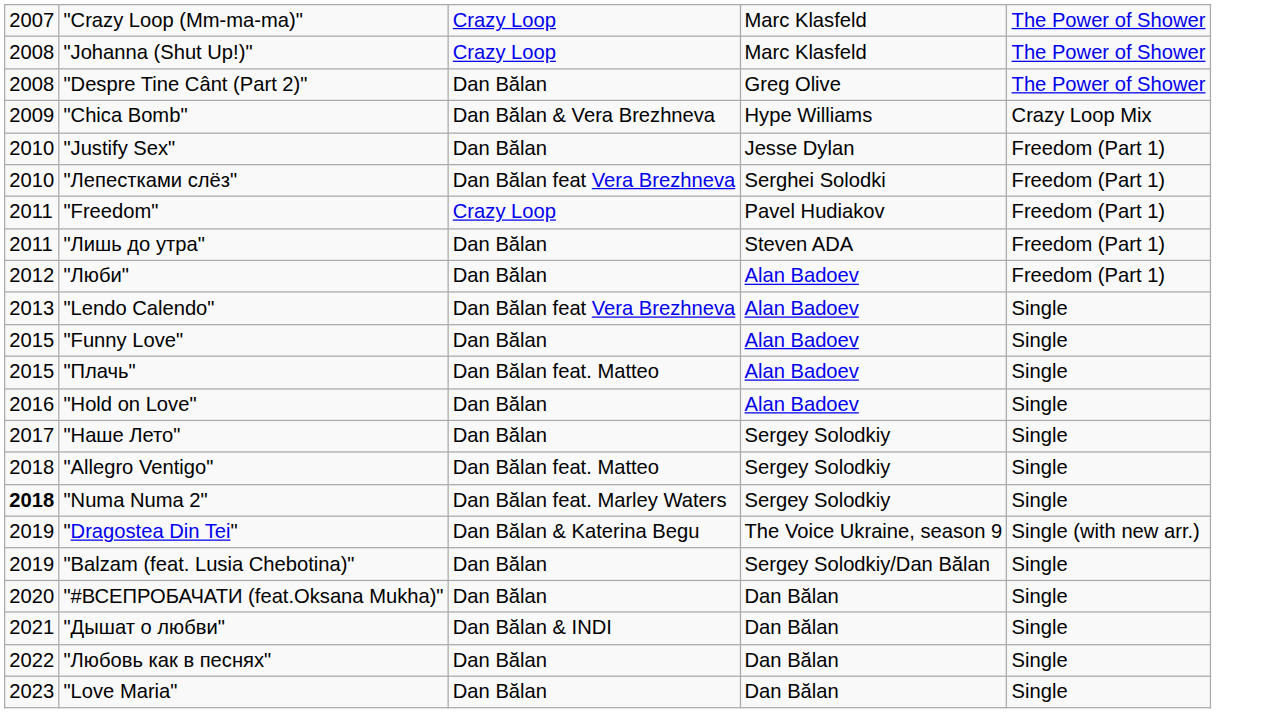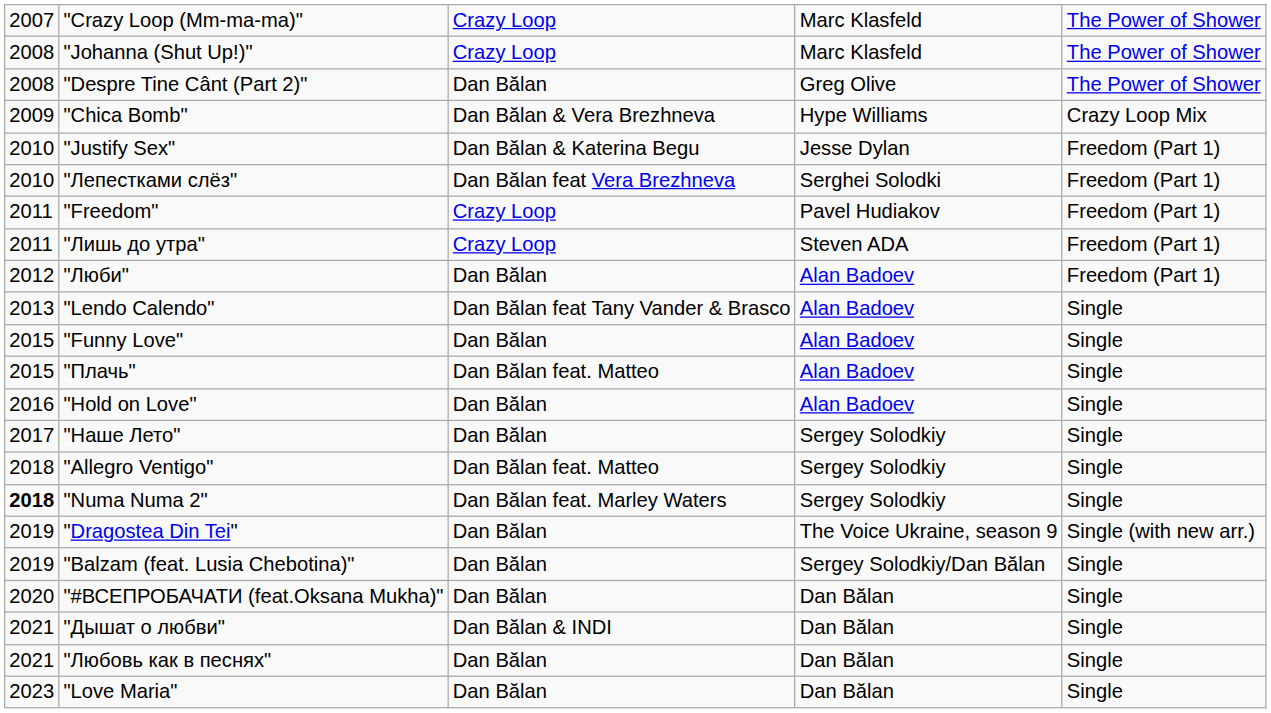(500, 148) Dan Bălan -> (576, 148) Dan Bălan & Katerina Begu
(500, 244) Dan Bălan -> (504, 244) Crazy Loop
(594, 308) Dan Bălan feat Vera Brezhneva -> (622, 308) Dan Bălan feat Tany Vander & Brasco
(576, 532) Dan Bălan & Katerina Begu -> (500, 532) Dan Bălan
(32, 659) 2022 -> (32, 659) 2021
